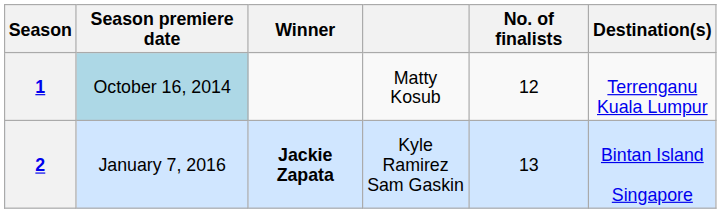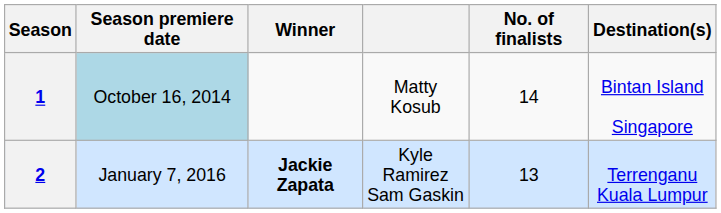(529, 87) 12 -> (529, 97) 14
(652, 97) Terrenganu Kuala Lumpur -> (652, 107) Bintan Island Singapore
(652, 175) Bintan Island Singapore -> (652, 185) Terrenganu Kuala Lumpur
